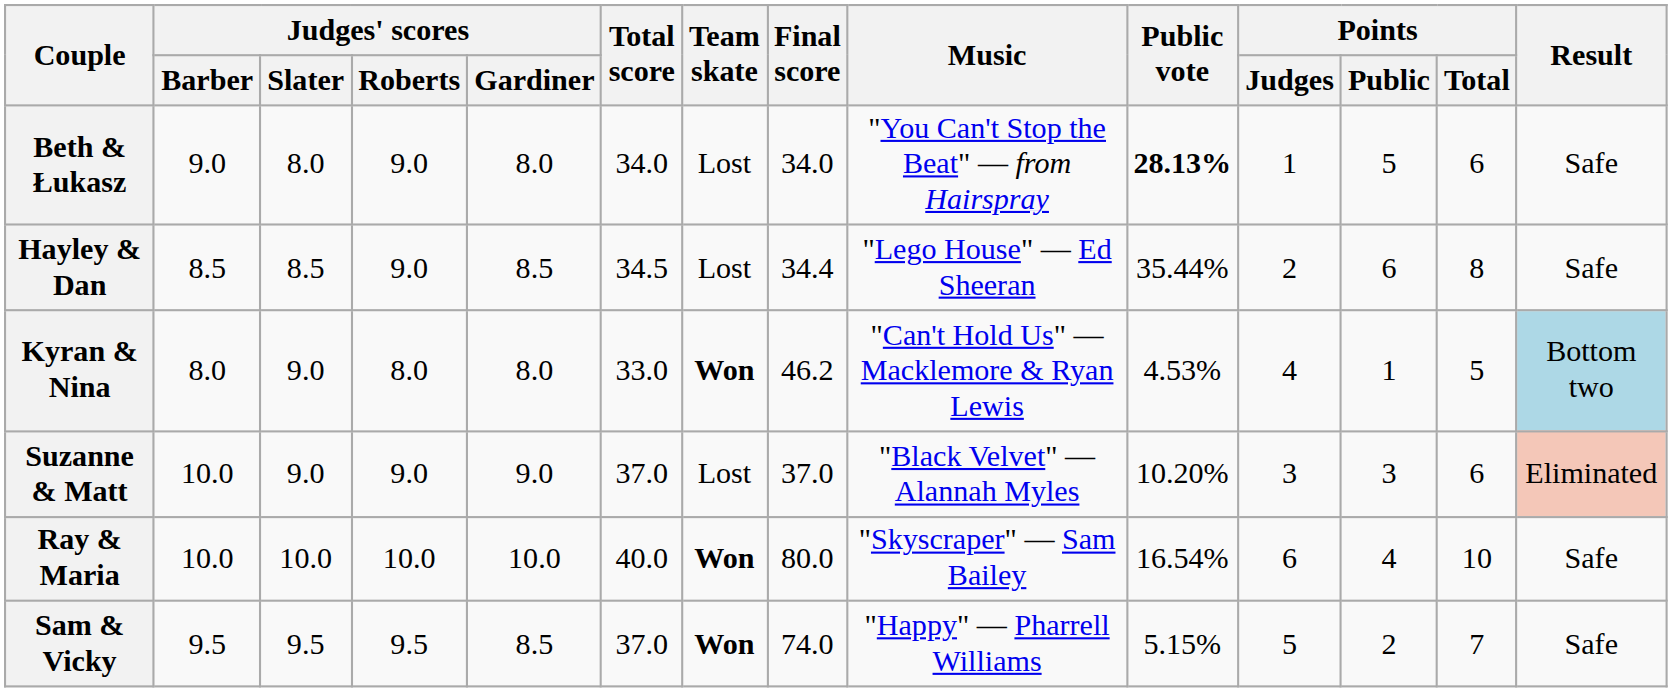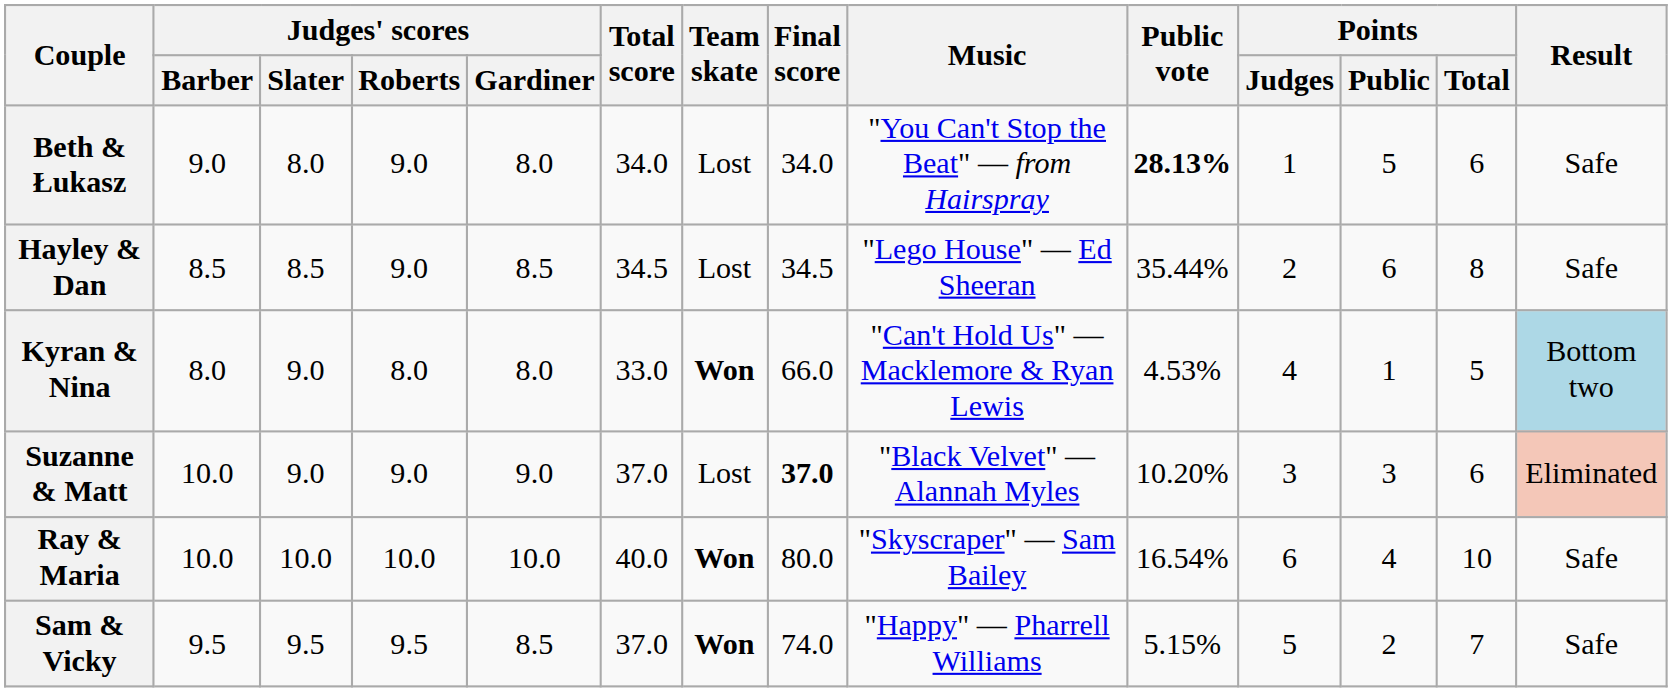(807, 267) 34.4 -> (807, 267) 34.5
(807, 370) 46.2 -> (807, 370) 66.0
(807, 473) normal -> (807, 473) bold
